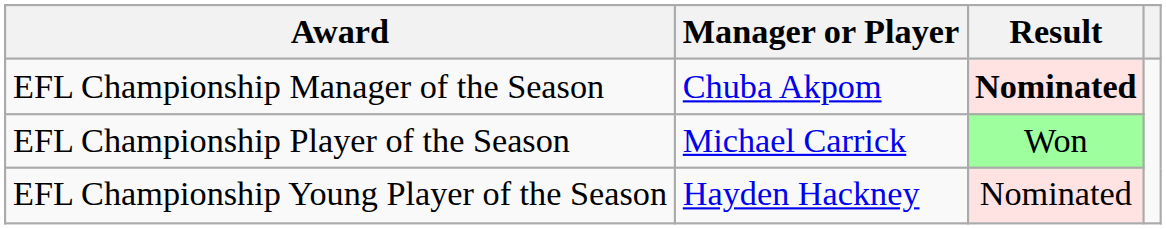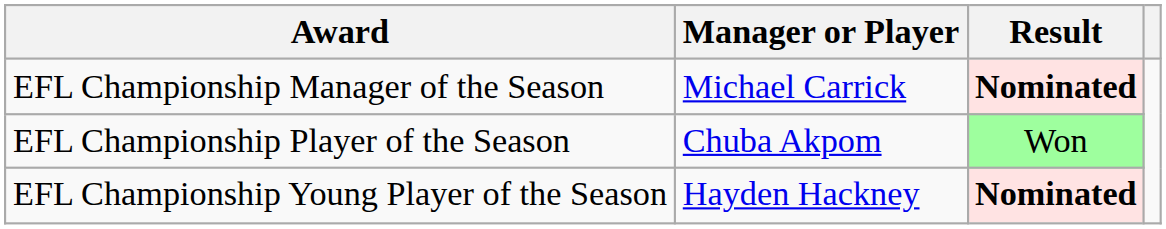(782, 85) Chuba Akpom -> (794, 85) Michael Carrick
(794, 140) Michael Carrick -> (782, 140) Chuba Akpom
(1056, 194) normal -> (1056, 194) bold
